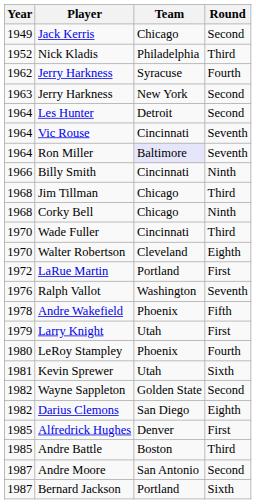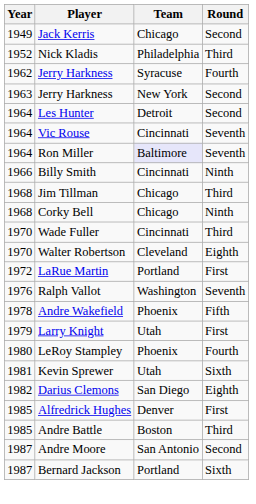- row: (20, 390)
